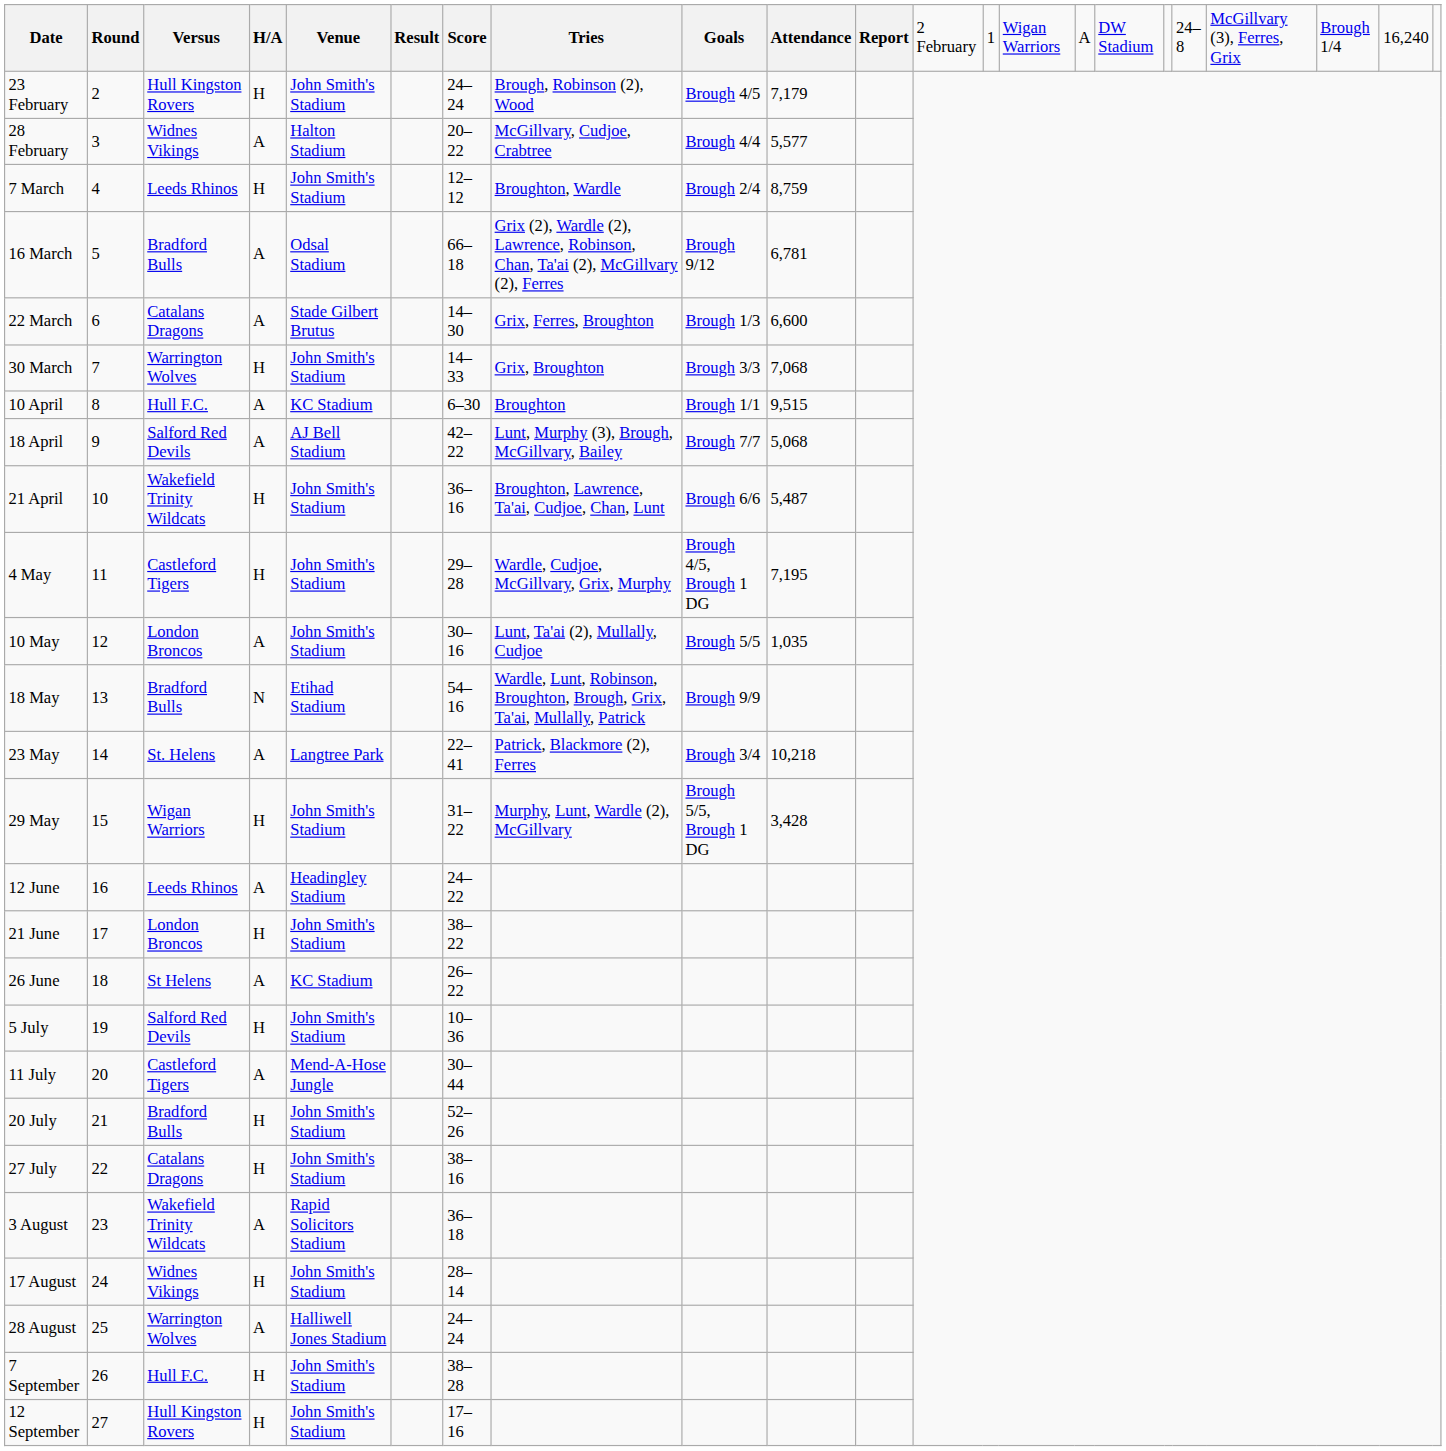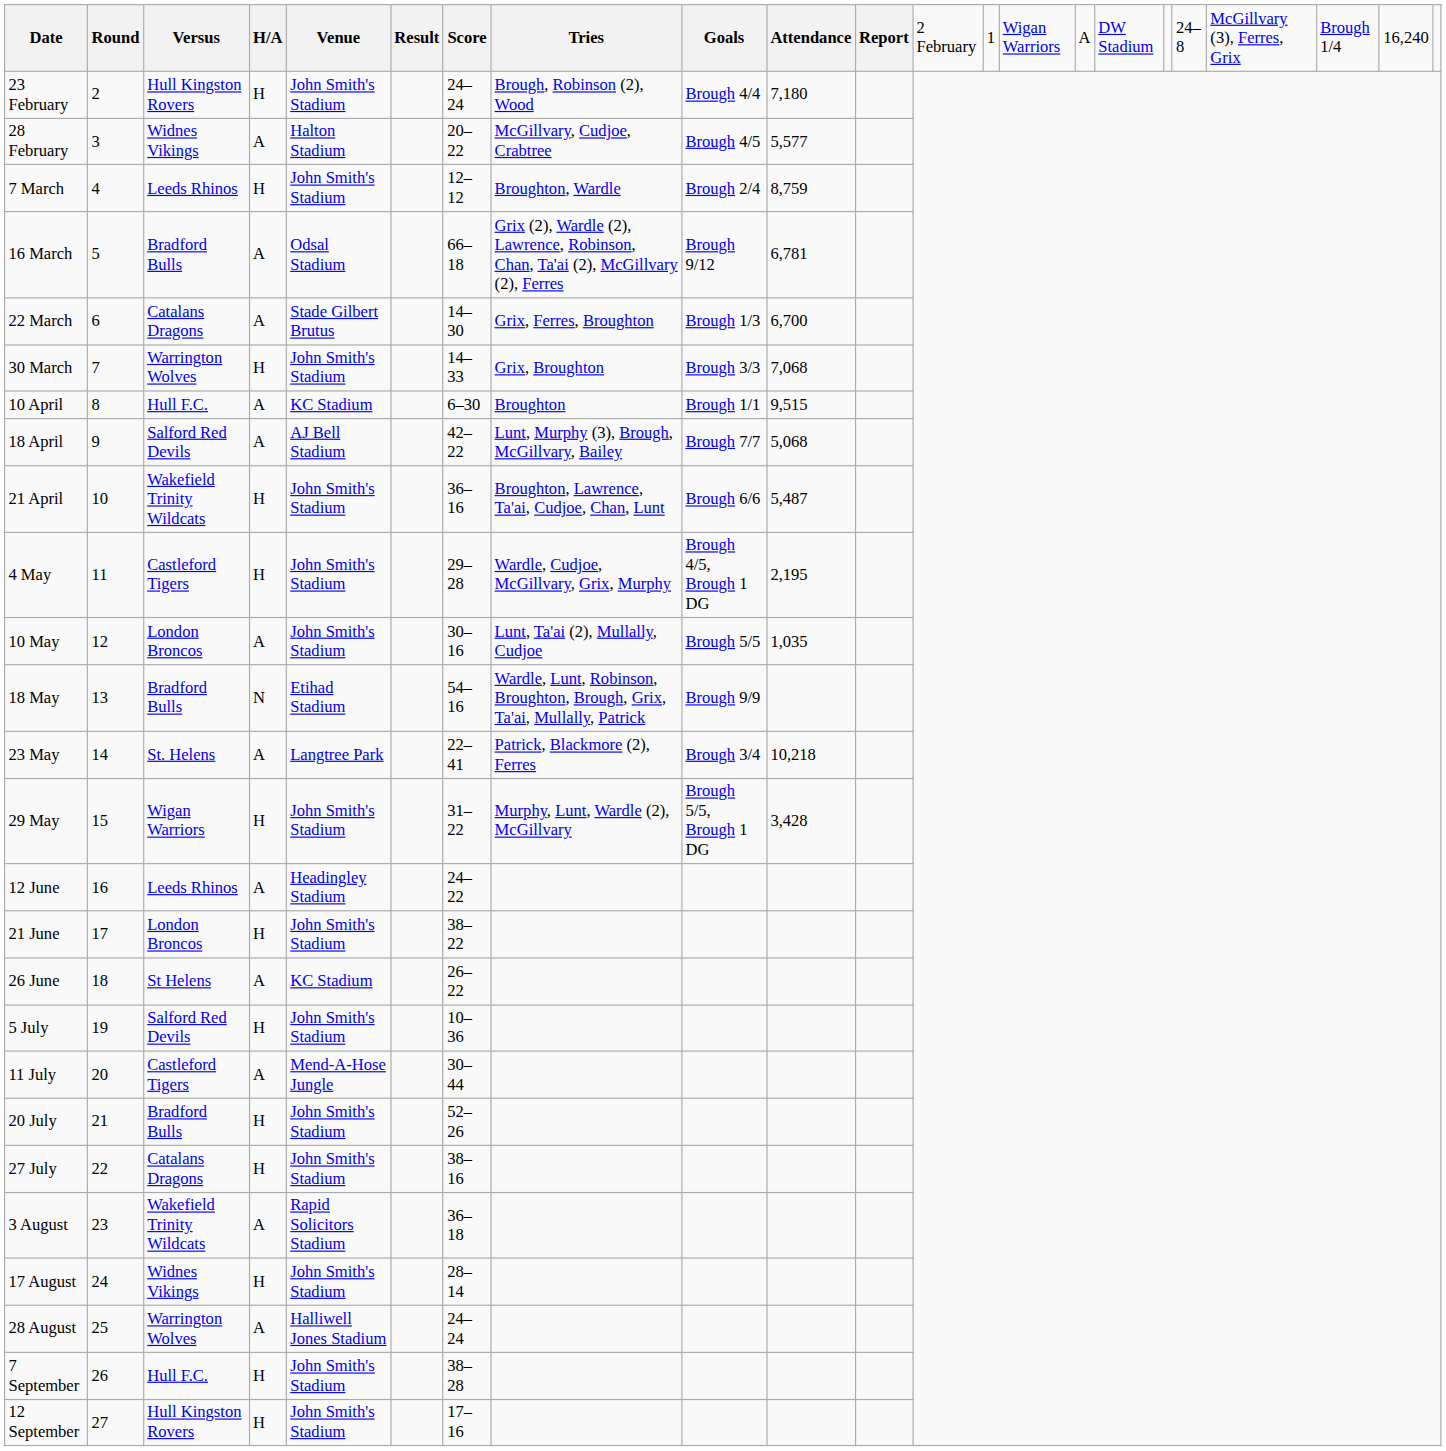(723, 94) Brough 4/5 -> (723, 94) Brough 4/4
(789, 94) 7,179 -> (789, 94) 7,180
(723, 141) Brough 4/4 -> (723, 141) Brough 4/5
(789, 321) 6,600 -> (789, 321) 6,700
(789, 575) 7,195 -> (789, 575) 2,195
